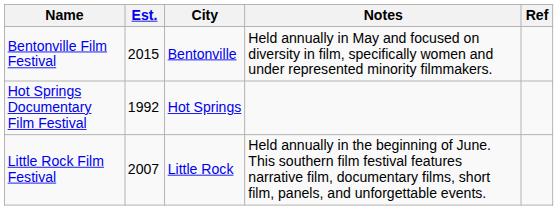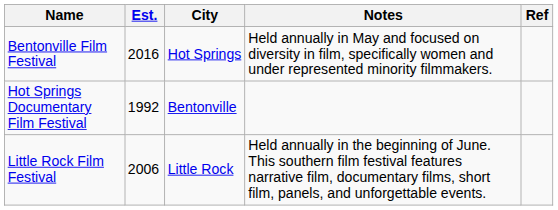(143, 53) 2015 -> (143, 53) 2016
(202, 53) Bentonville -> (204, 53) Hot Springs
(204, 107) Hot Springs -> (202, 107) Bentonville
(143, 169) 2007 -> (143, 169) 2006
